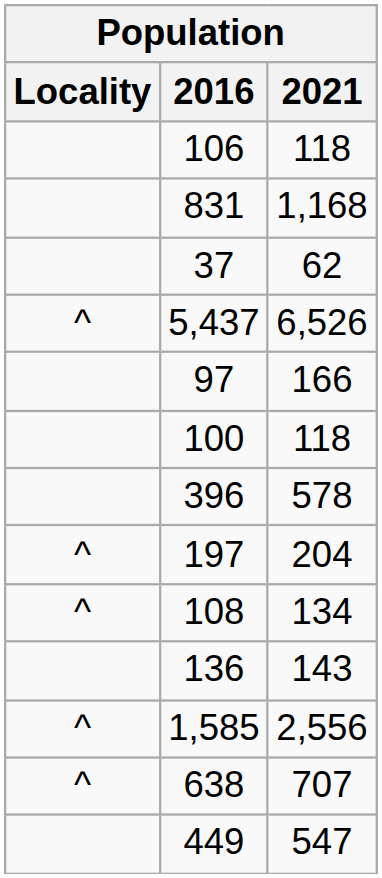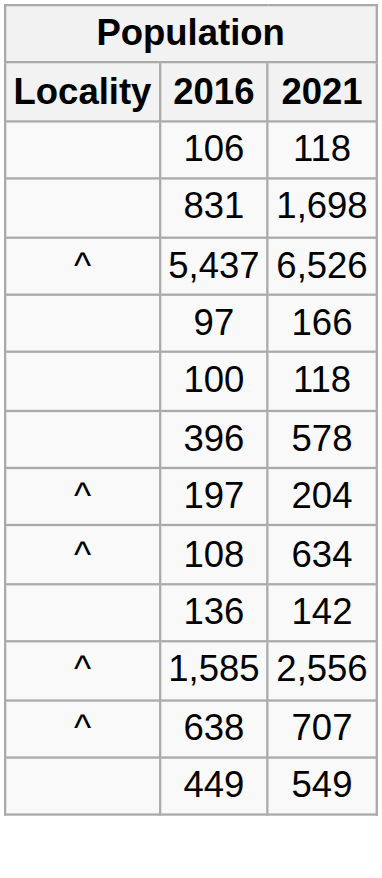(322, 206) 1,168 -> (322, 206) 1,698
- row: (214, 264)
(322, 611) 134 -> (322, 554) 634
(322, 669) 143 -> (322, 611) 142
(322, 843) 547 -> (322, 785) 549
